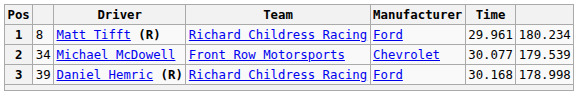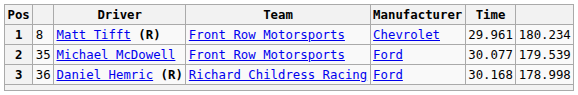(278, 35) Richard Childress Racing -> (267, 35) Front Row Motorsports
(388, 35) Ford -> (407, 35) Chevrolet
(43, 55) 34 -> (43, 55) 35
(407, 55) Chevrolet -> (388, 55) Ford
(43, 75) 39 -> (43, 75) 36
